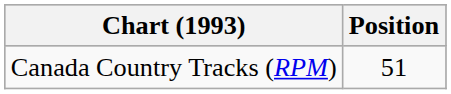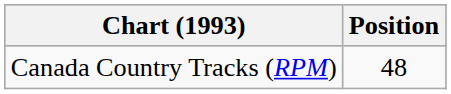(394, 66) 51 -> (394, 66) 48
